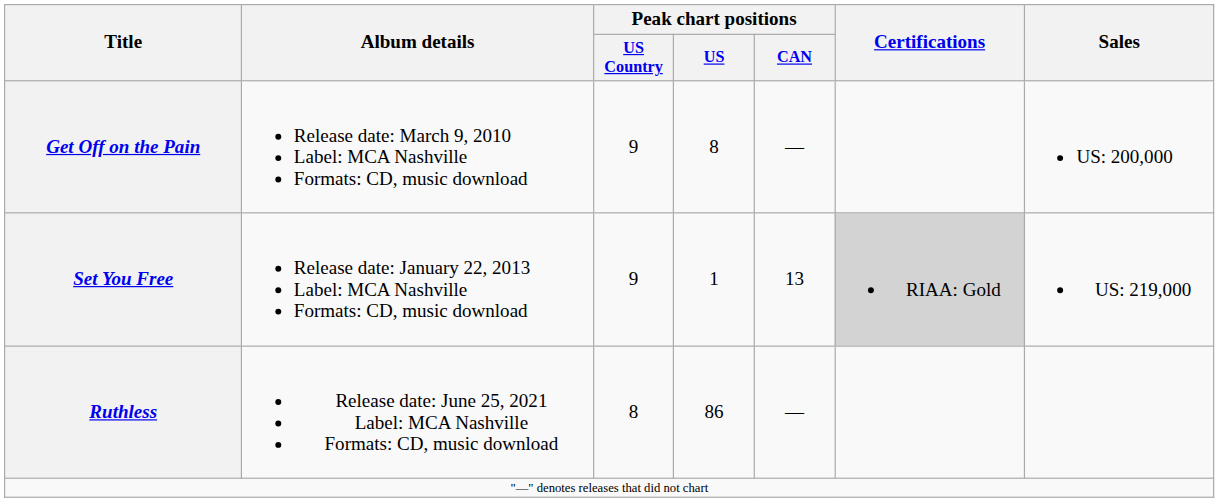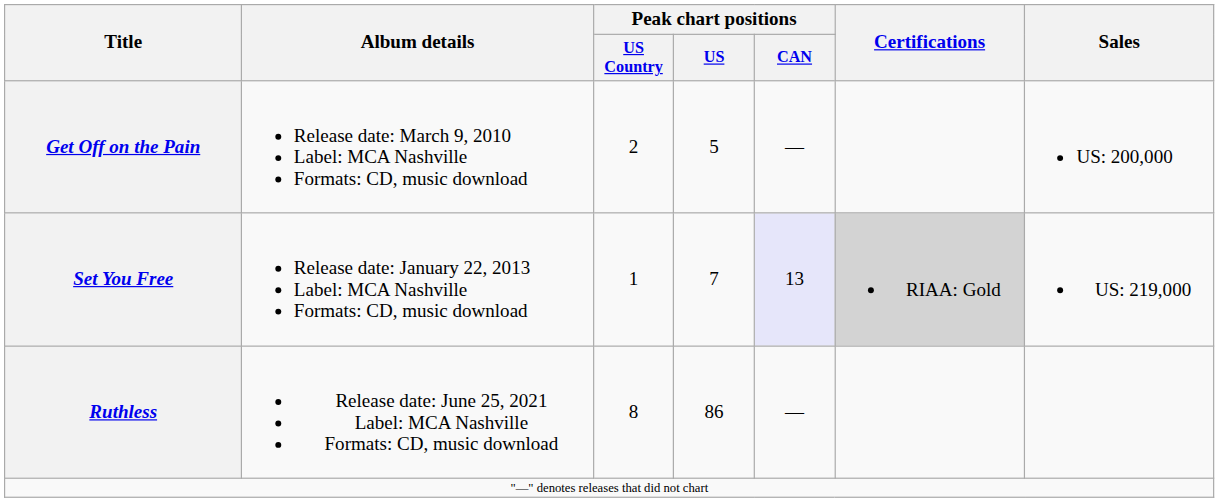(634, 146) 9 -> (634, 146) 2
(714, 146) 8 -> (714, 146) 5
(634, 279) 9 -> (634, 279) 1
(714, 279) 1 -> (714, 279) 7
(795, 279) no background -> (795, 279) lavender background
